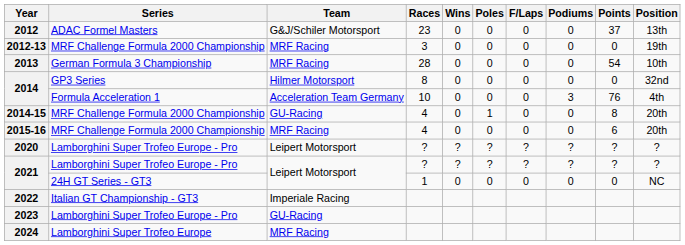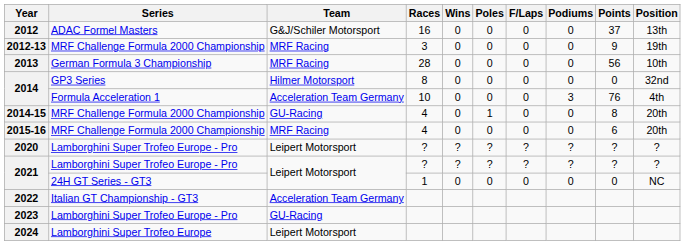(424, 30) 23 -> (424, 30) 16
(614, 47) 0 -> (614, 47) 9
(614, 64) 54 -> (614, 64) 56
(310, 198) Imperiale Racing -> (337, 198) Acceleration Team Germany
(299, 232) MRF Racing -> (313, 232) Leipert Motorsport
